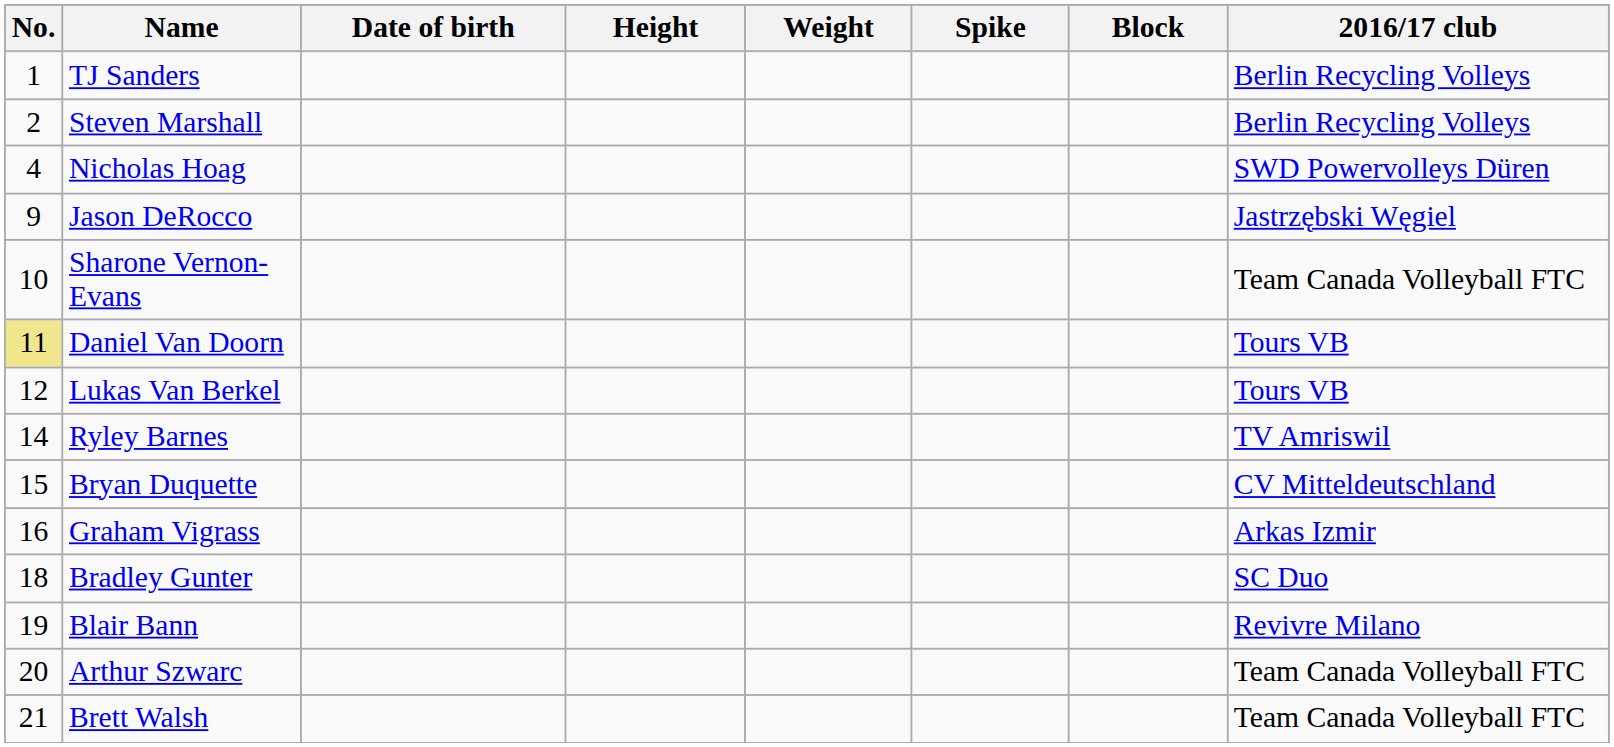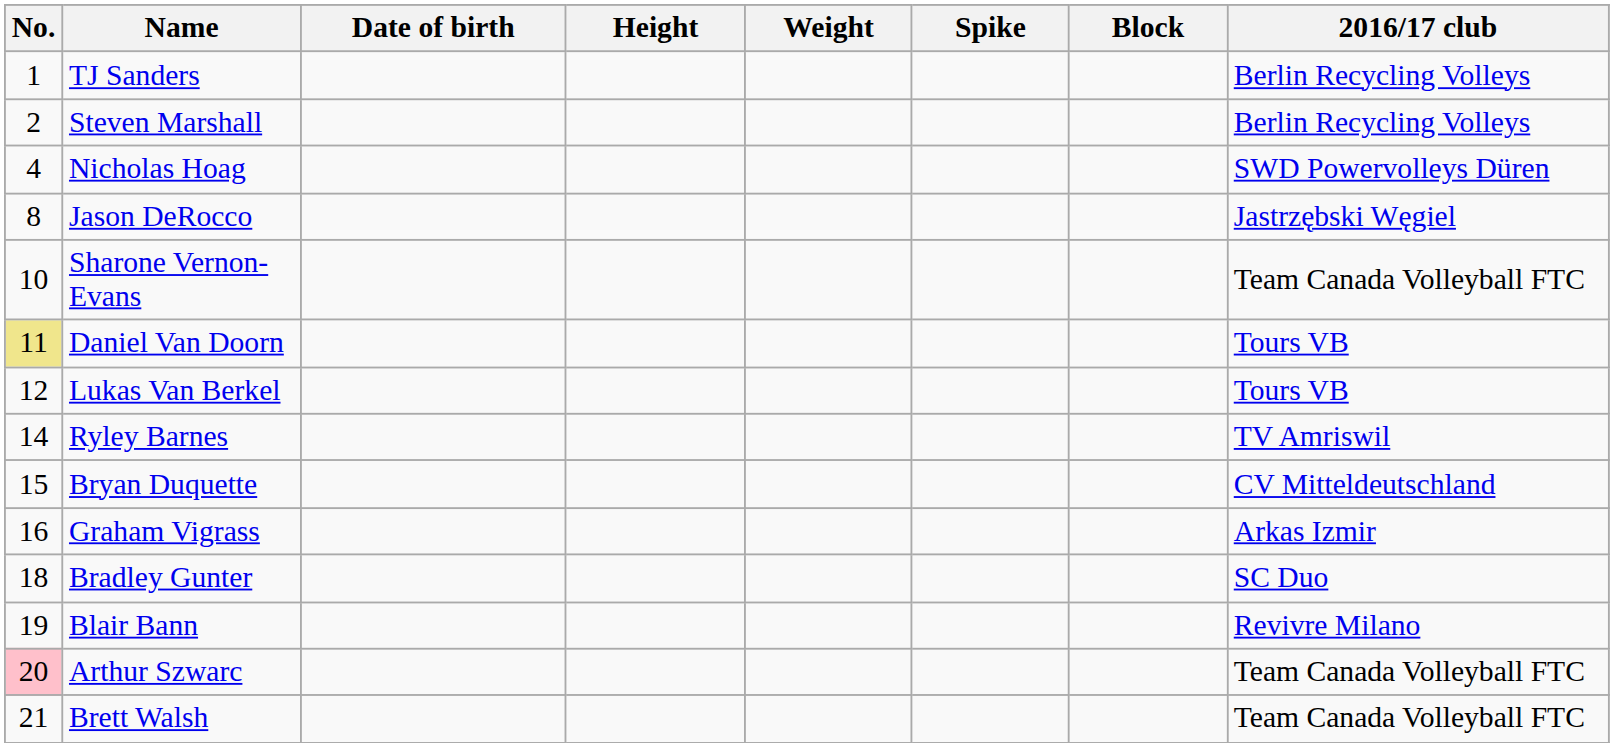(34, 215) 9 -> (34, 215) 8
(34, 671) no background -> (34, 671) pink background
